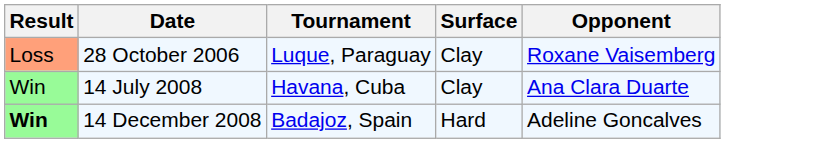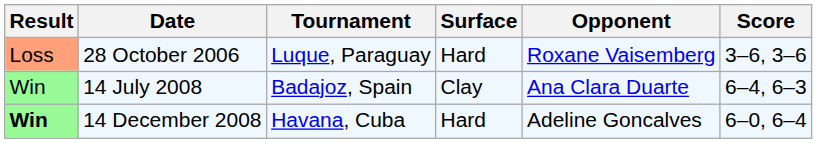+ column: (766, 21)
(461, 54) Clay -> (463, 54) Hard
(338, 87) Havana, Cuba -> (342, 87) Badajoz, Spain
(342, 120) Badajoz, Spain -> (338, 120) Havana, Cuba
